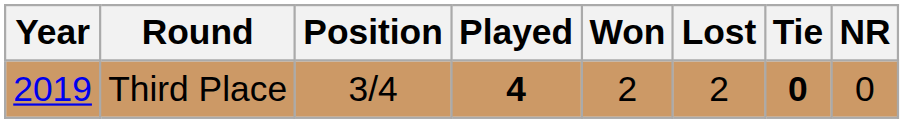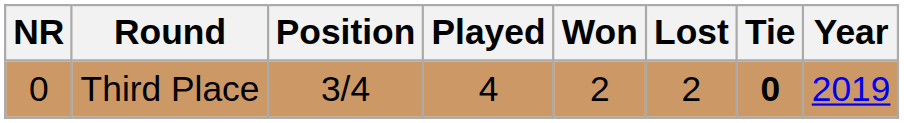columns swapped: (53, 32) <-> (865, 32)
(516, 88) bold -> (489, 88) normal
